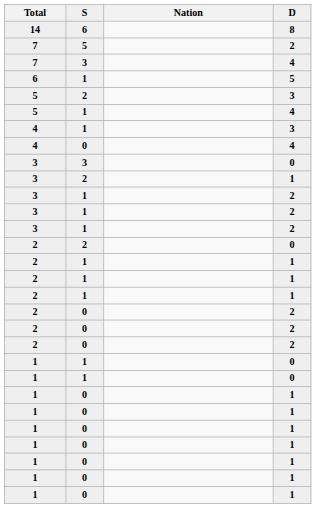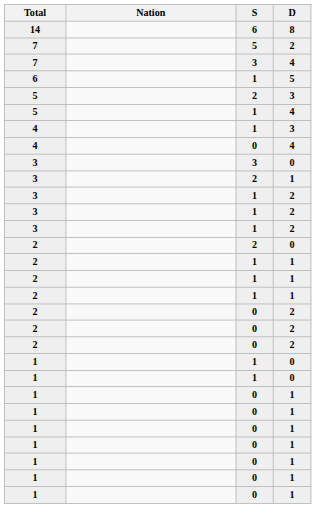columns swapped: (188, 13) <-> (85, 13)
